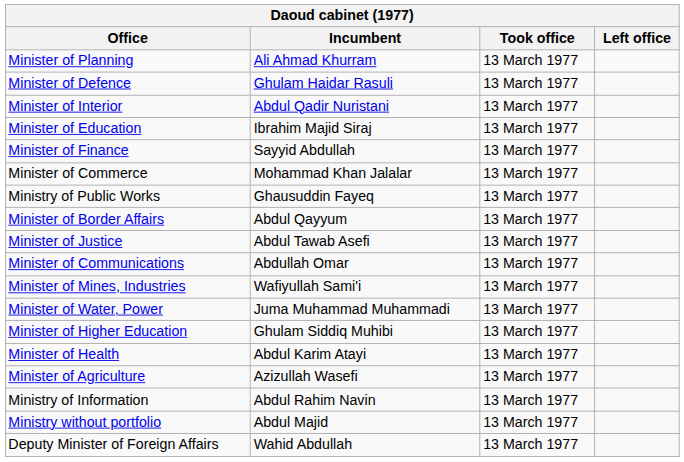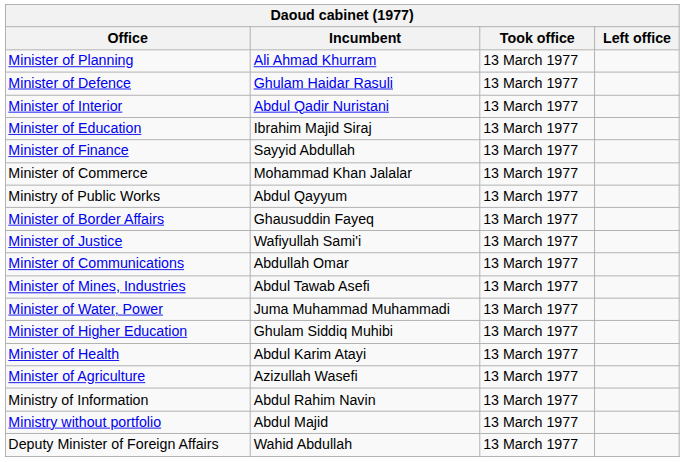(314, 196) Ghausuddin Fayeq -> (300, 196) Abdul Qayyum
(300, 219) Abdul Qayyum -> (314, 219) Ghausuddin Fayeq
(312, 241) Abdul Tawab Asefi -> (307, 241) Wafiyullah Sami'i
(307, 286) Wafiyullah Sami'i -> (312, 286) Abdul Tawab Asefi
